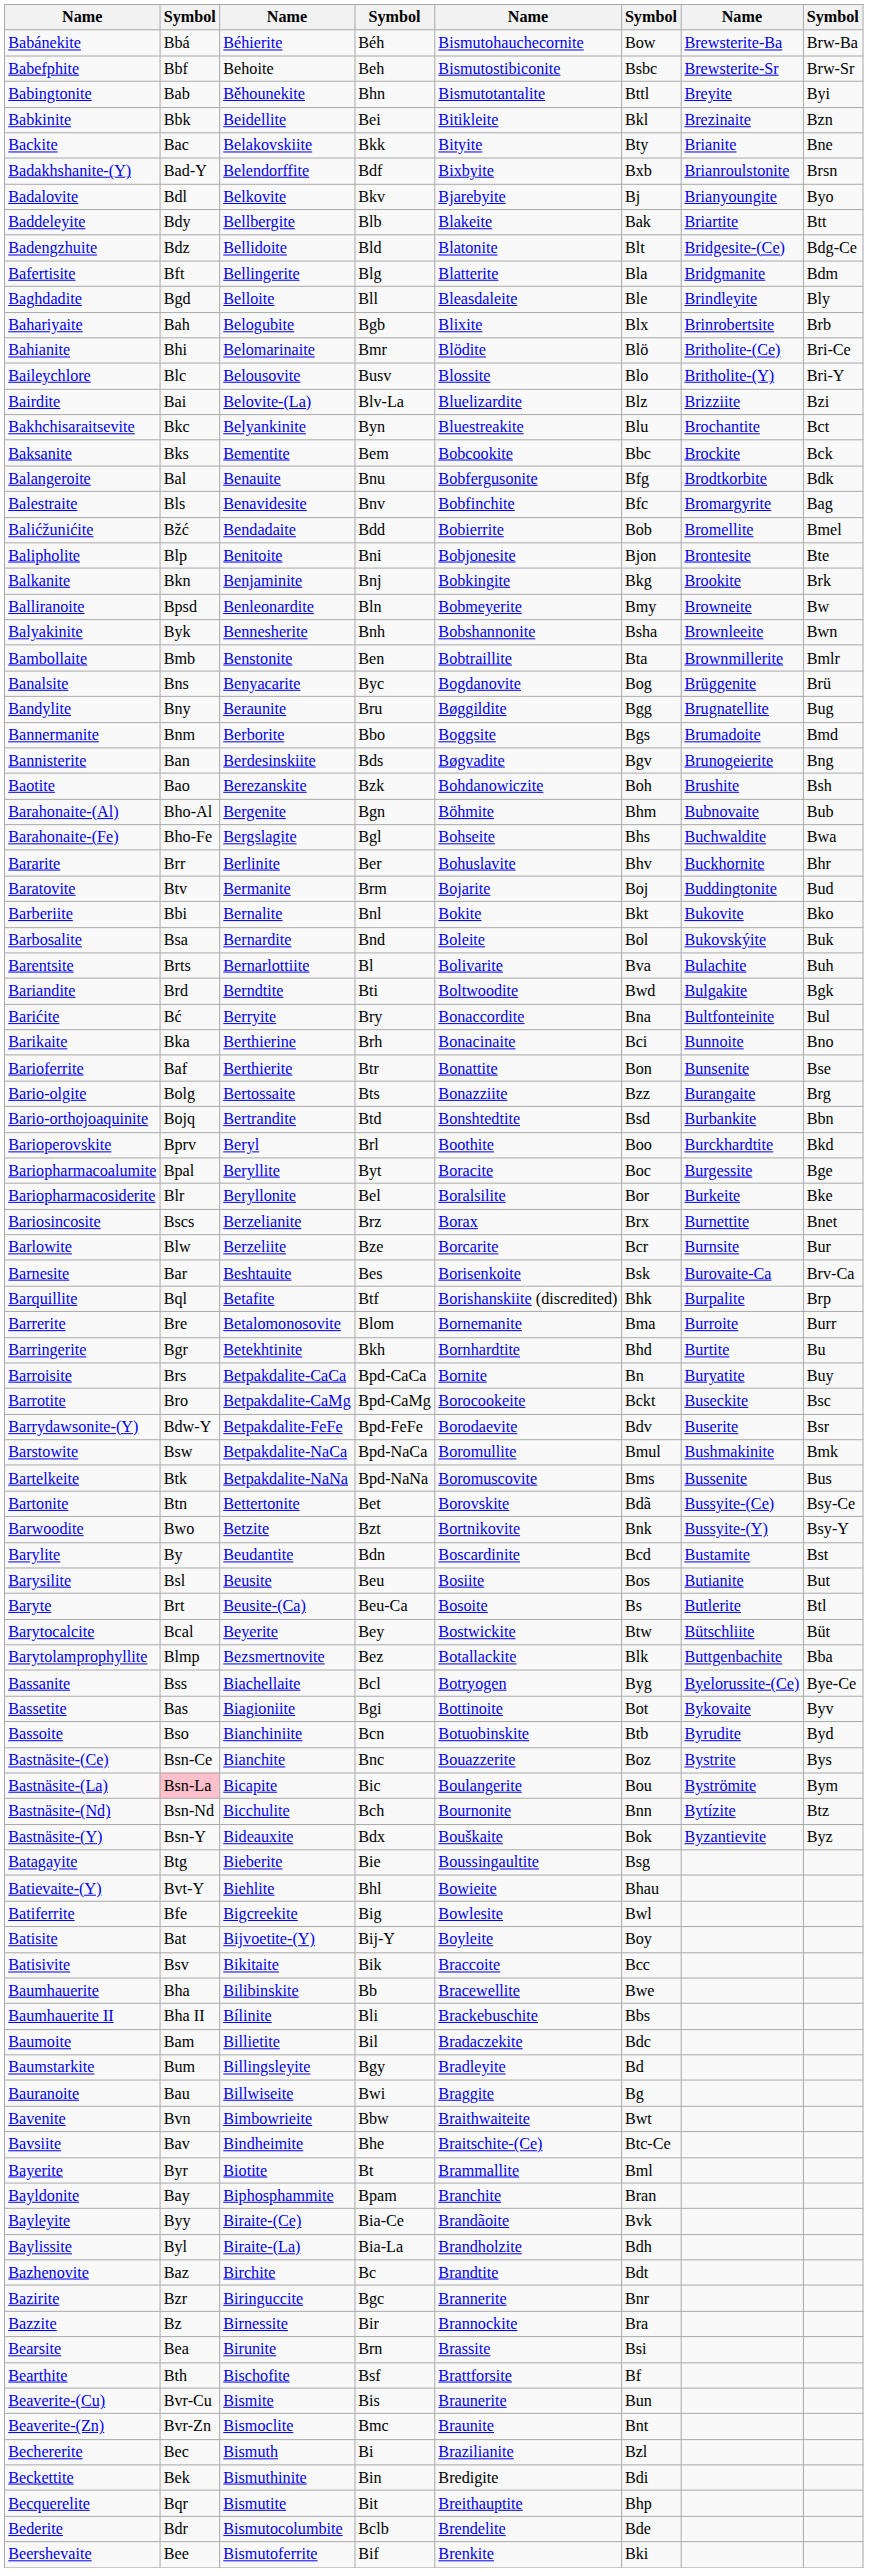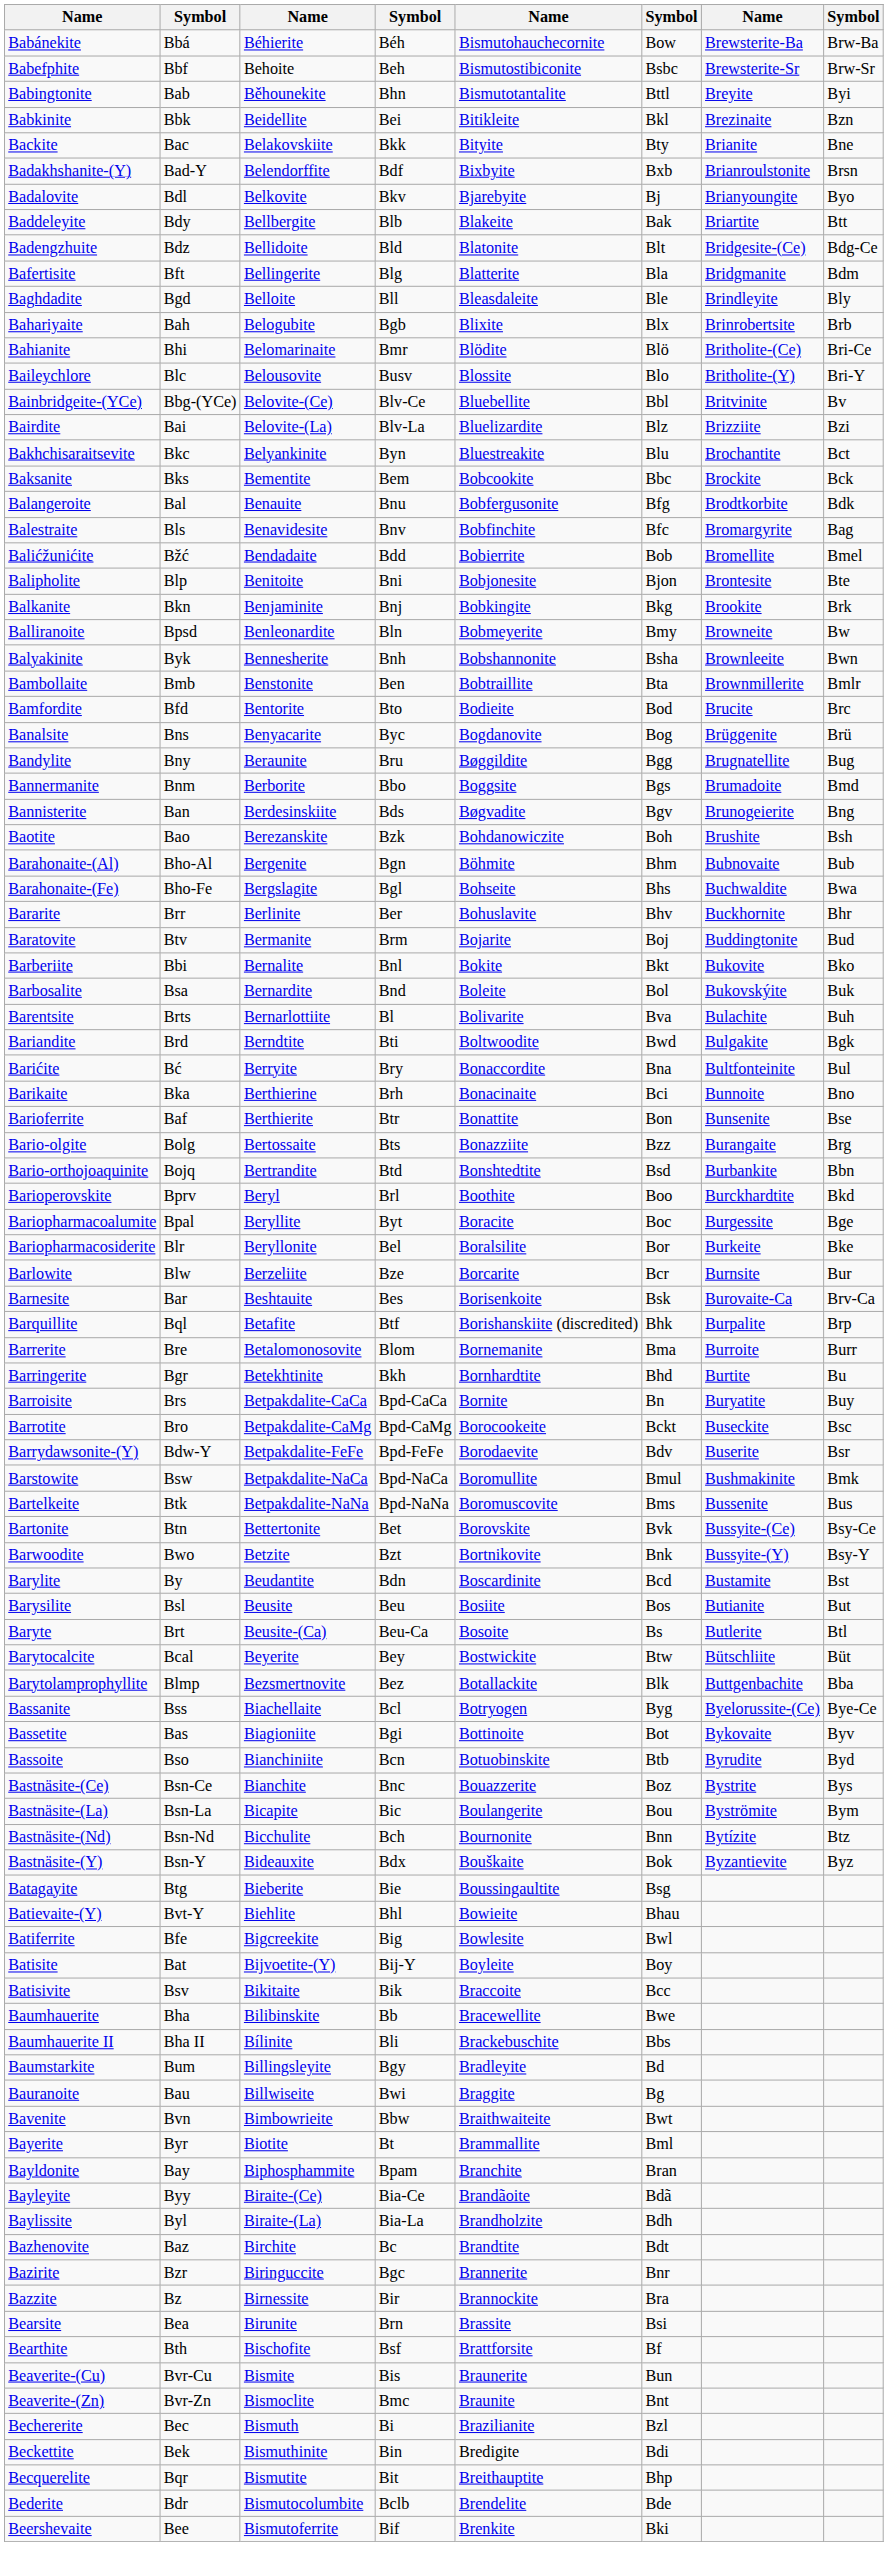+ row: (75, 401)
+ row: (45, 709)
- row: (54, 1221)
(638, 1503) Bdã -> (659, 1529) Bvk
(188, 1785) pink background -> (188, 1811) no background
- row: (40, 2041)
- row: (35, 2144)
(638, 2221) Bvk -> (659, 2195) Bdã
